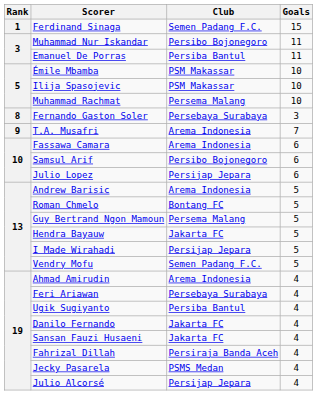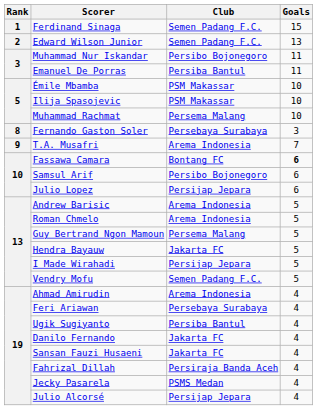+ row: (88, 41)
(210, 145) Arema Indonesia -> (196, 160) Bontang FC
(296, 145) normal -> (296, 160) bold
(196, 205) Bontang FC -> (210, 219) Arema Indonesia
